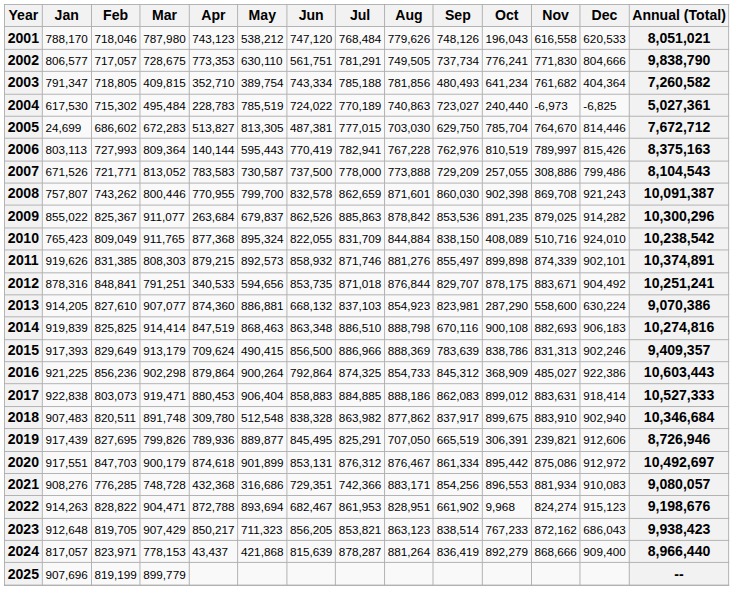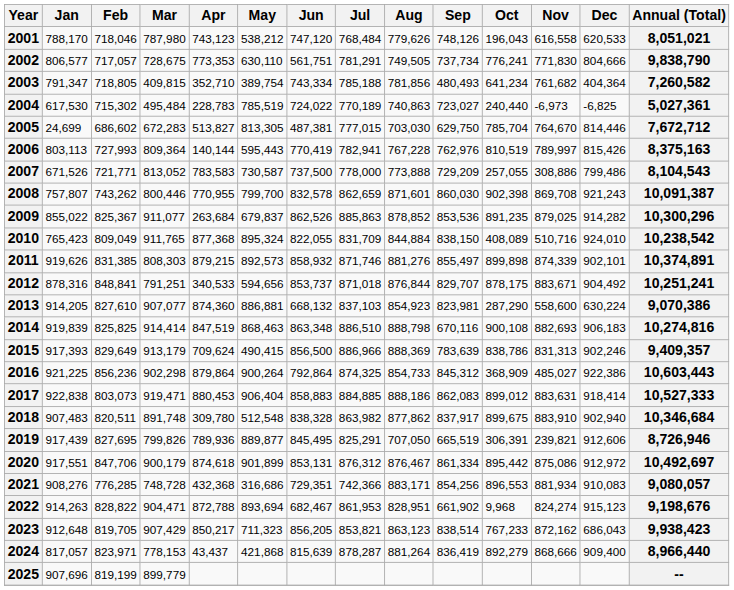(409, 217) 878,842 -> (409, 217) 878,852
(311, 284) 853,735 -> (311, 284) 853,737
(116, 463) 847,703 -> (116, 463) 847,706
